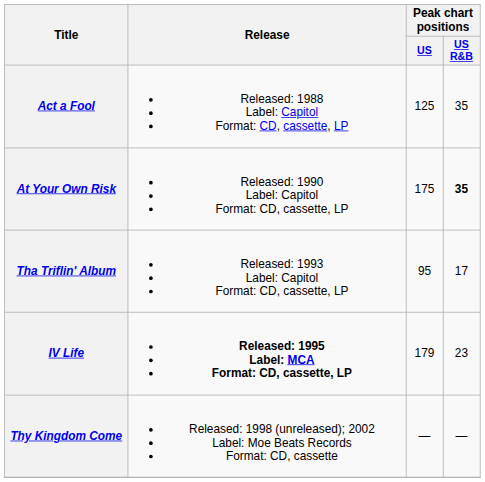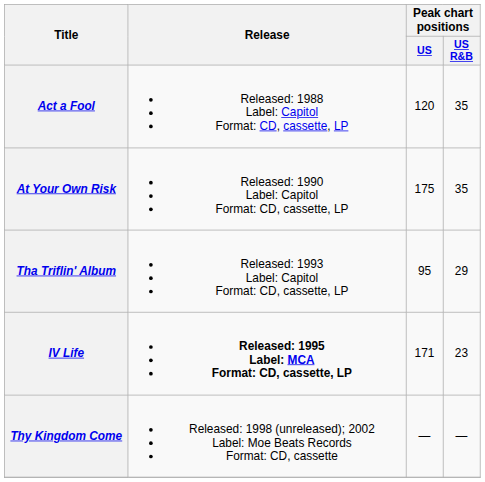(424, 106) 125 -> (424, 106) 120
(461, 188) bold -> (461, 188) normal
(461, 271) 17 -> (461, 271) 29
(424, 353) 179 -> (424, 353) 171
